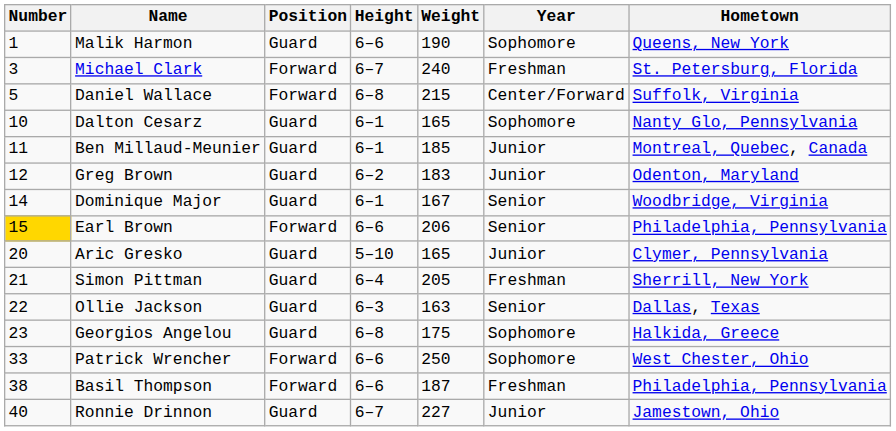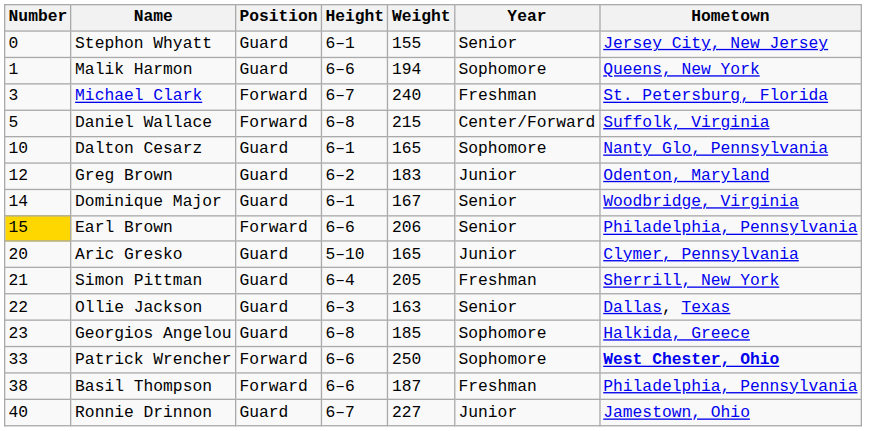+ row: (144, 44)
(436, 44) 190 -> (407, 71) 194
- row: (168, 150)
(436, 334) 175 -> (407, 334) 185
(721, 360) normal -> (691, 360) bold
